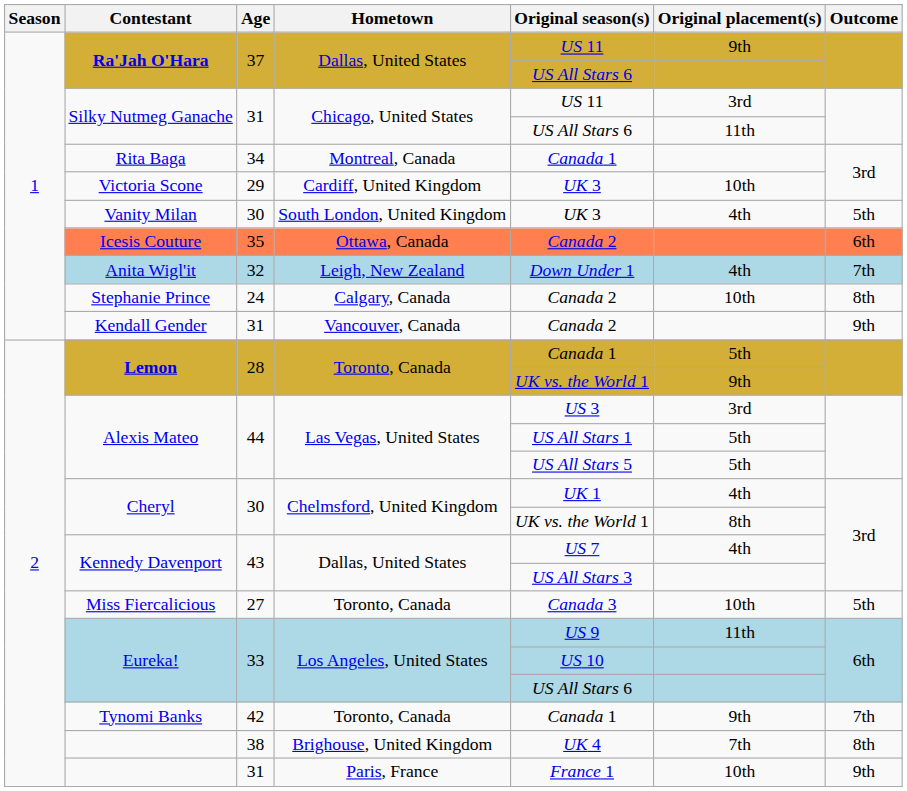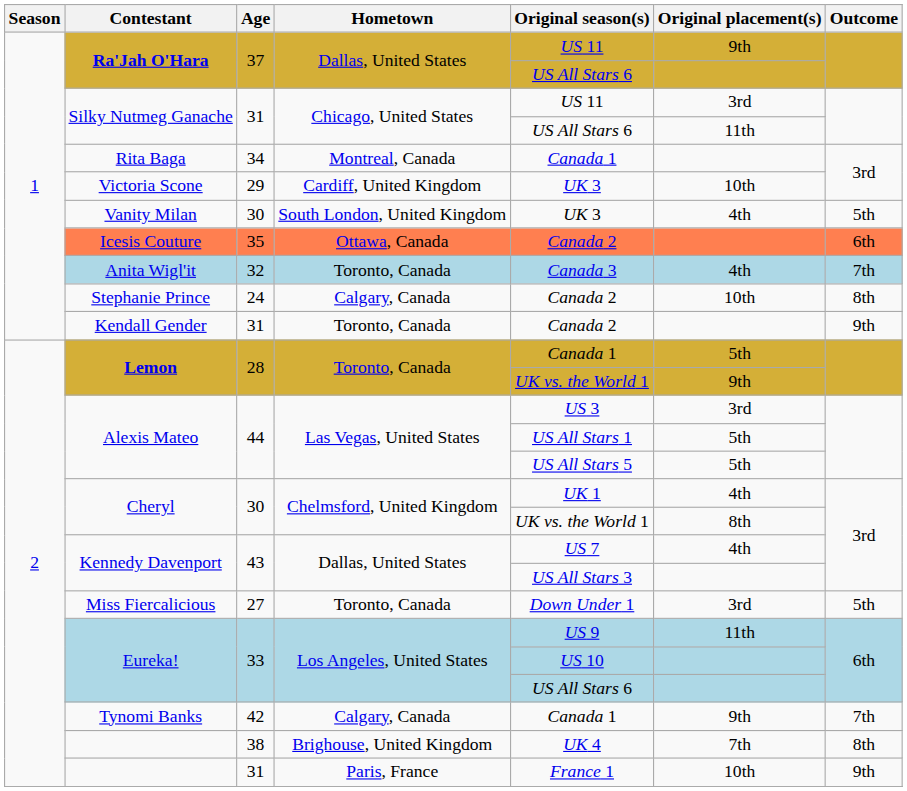(392, 269) Leigh, New Zealand -> (392, 269) Toronto, Canada
(582, 269) Down Under 1 -> (582, 269) Canada 3
(392, 325) Vancouver, Canada -> (392, 325) Toronto, Canada
(582, 604) Canada 3 -> (582, 604) Down Under 1
(740, 604) 10th -> (740, 604) 3rd
(392, 716) Toronto, Canada -> (392, 716) Calgary, Canada
